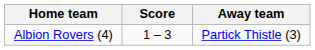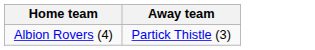- column: (157, 14)
